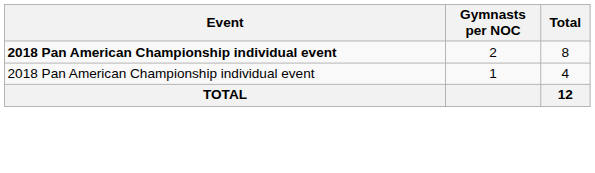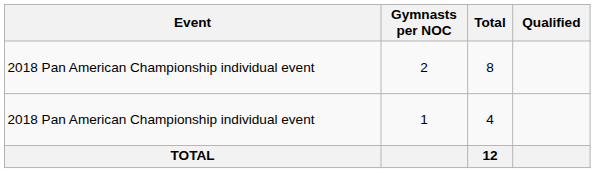+ column: (551, 22)
(172, 52) bold -> (161, 67) normal
